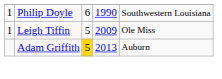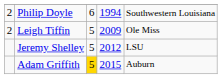(10, 13) 1 -> (10, 13) 2
(106, 13) 1990 -> (110, 13) 1994
(10, 30) 1 -> (10, 30) 2
+ row: (51, 47)
(106, 47) 2013 -> (110, 64) 2015
